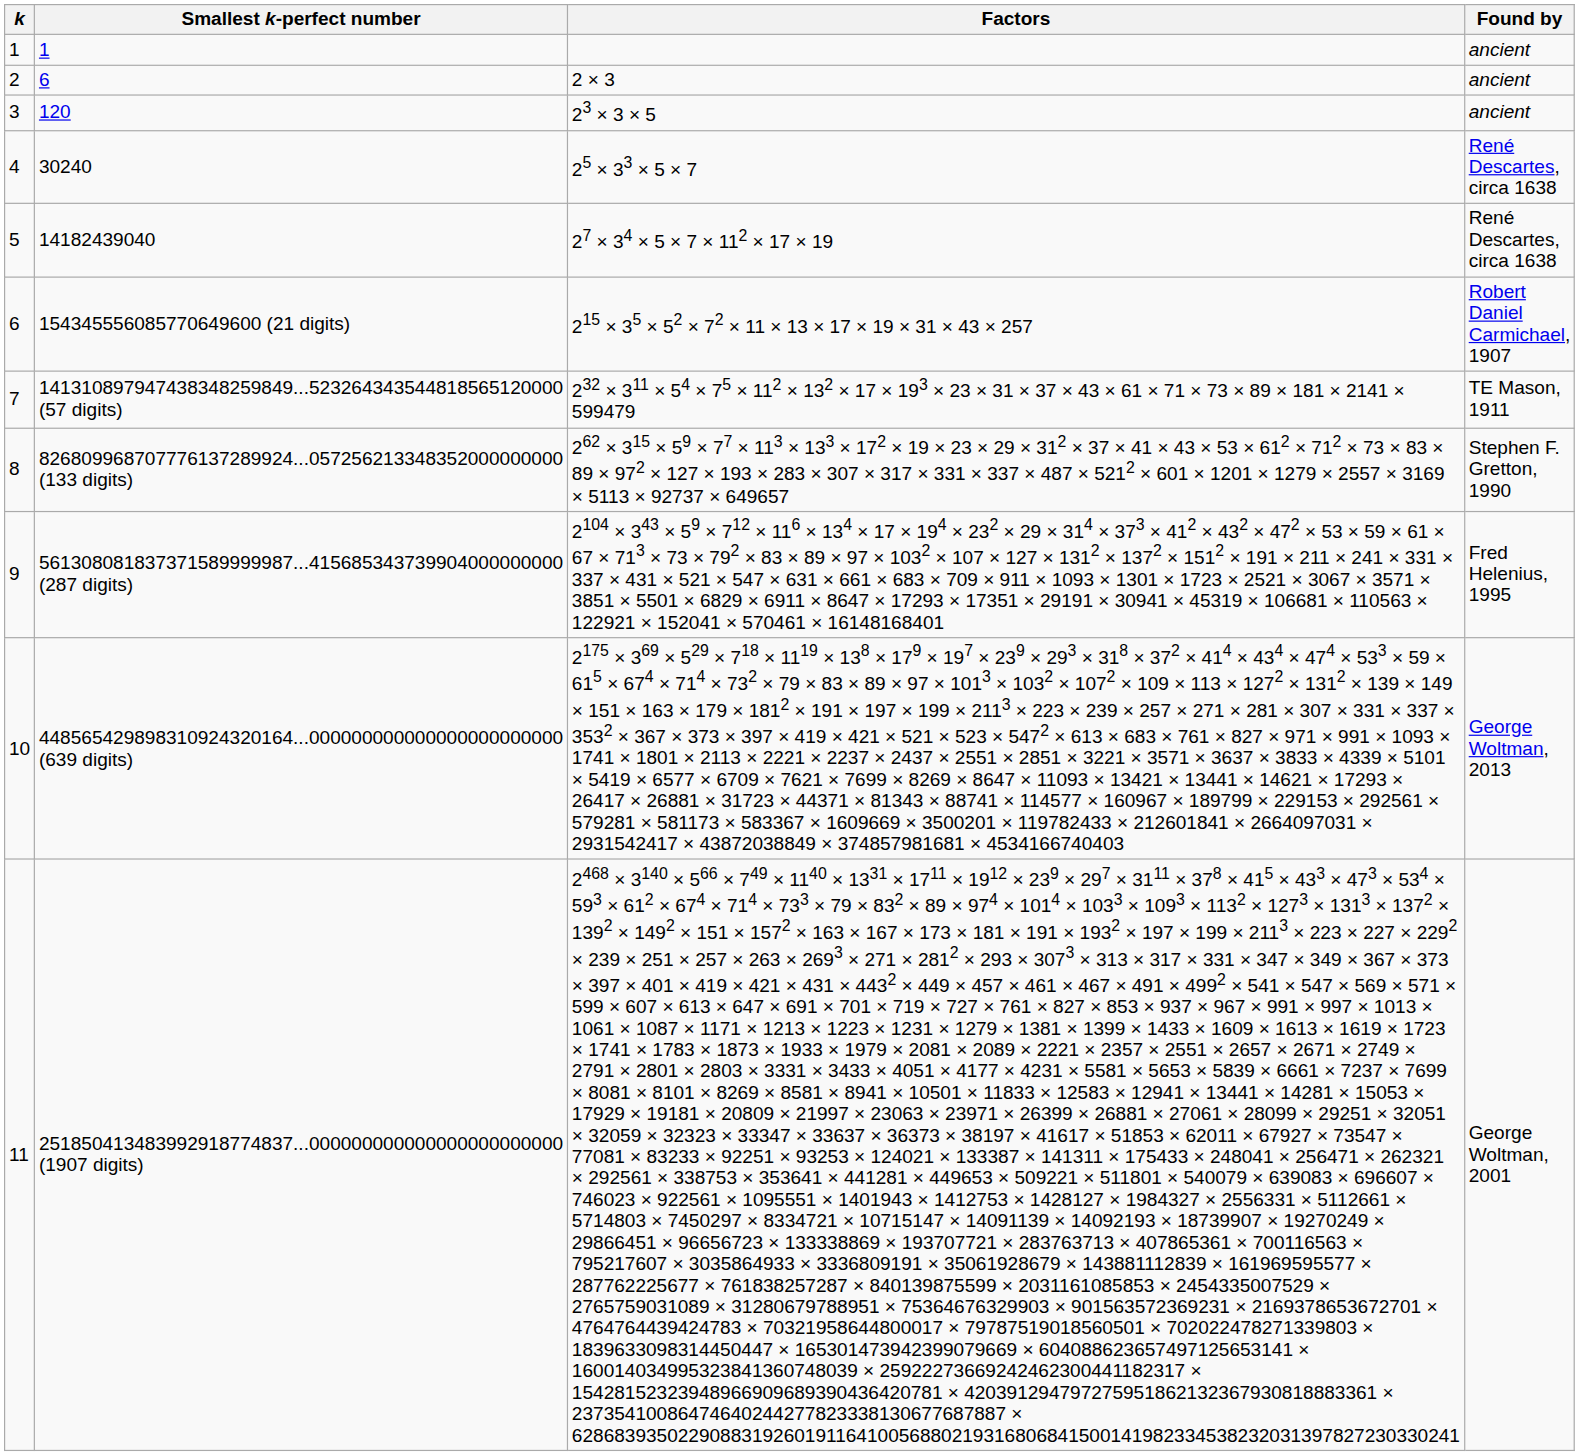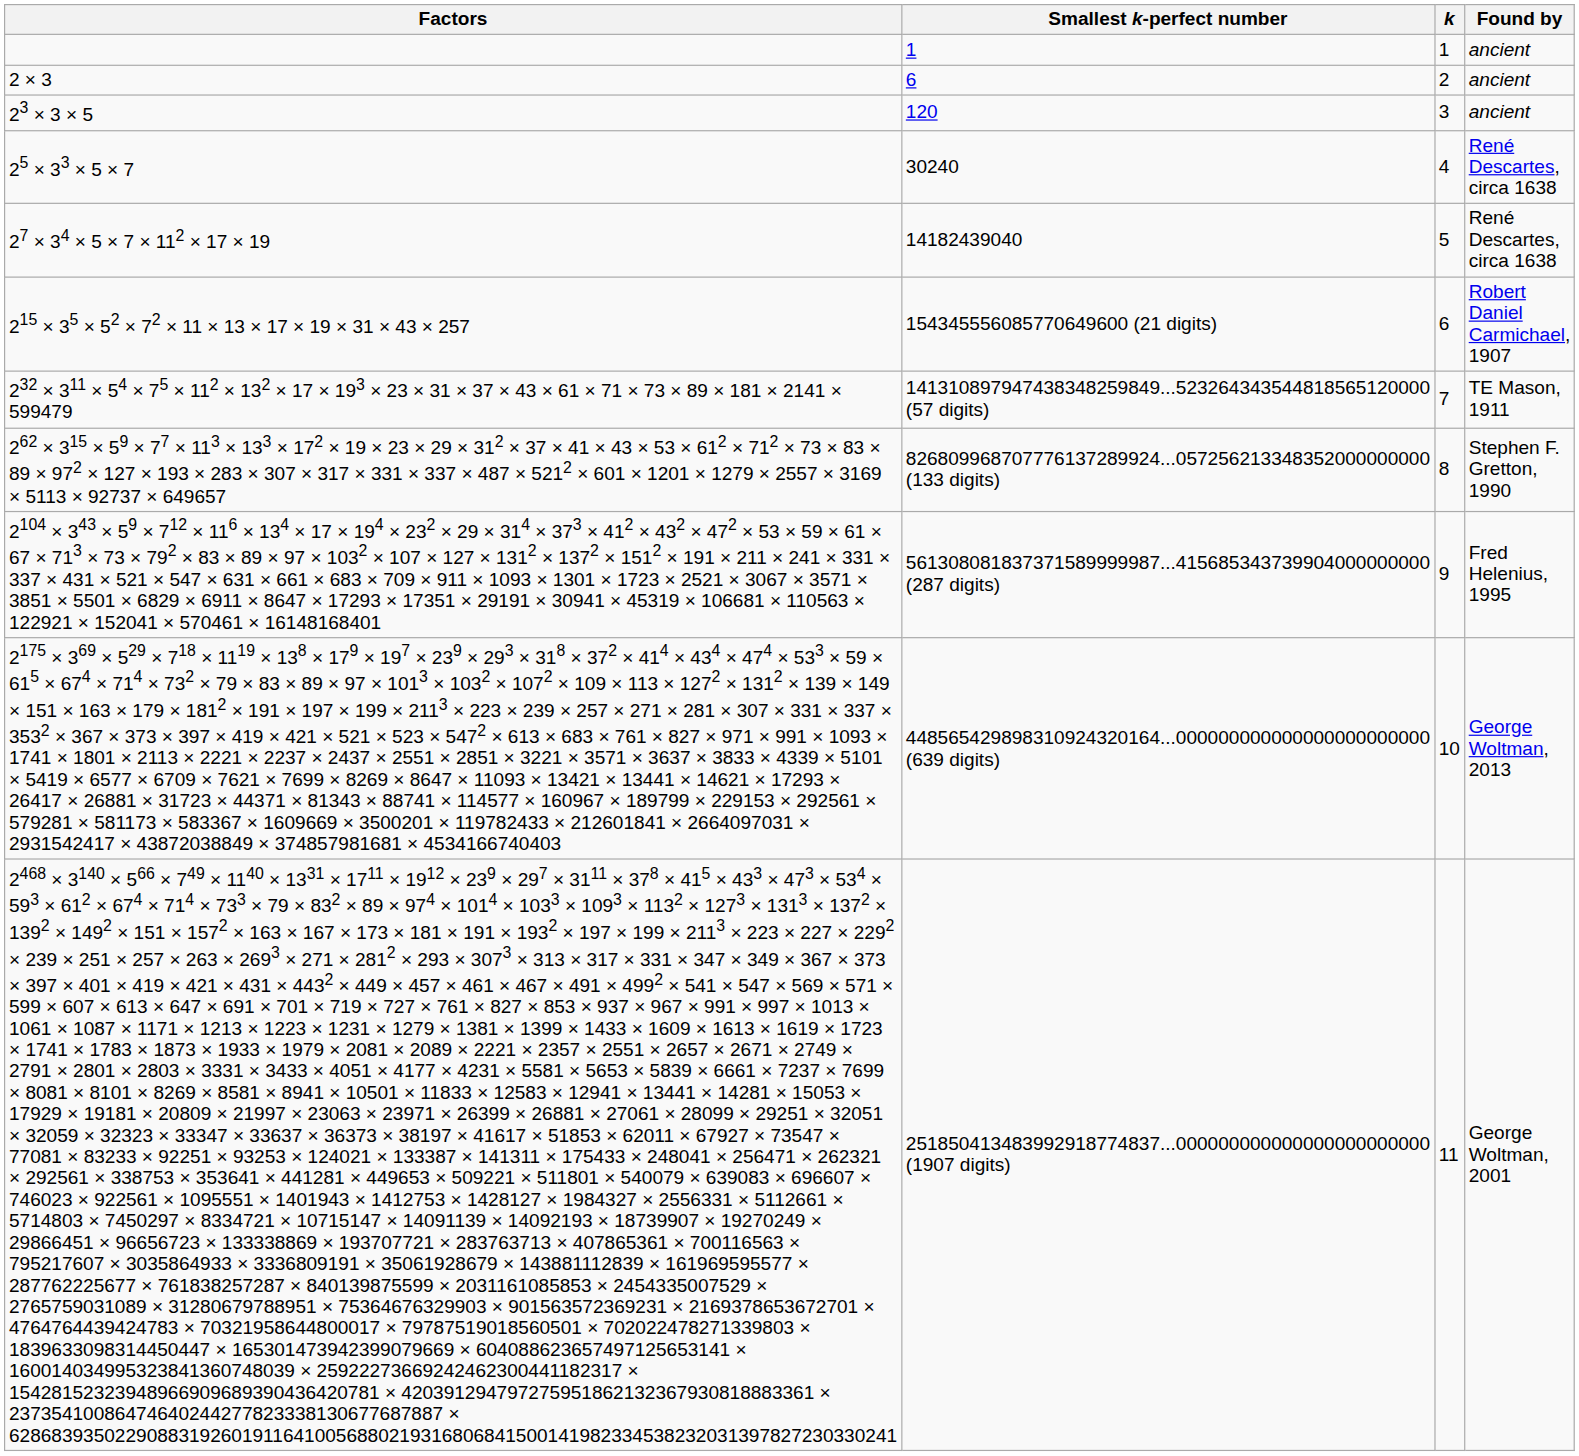columns swapped: (20, 19) <-> (1016, 19)
